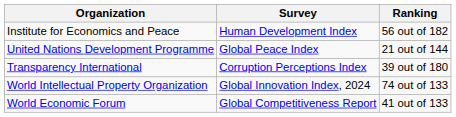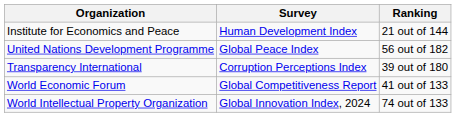(415, 31) 56 out of 182 -> (415, 31) 21 out of 144
(415, 49) 21 out of 144 -> (415, 49) 56 out of 182
rows swapped: (66, 103) <-> (107, 85)
